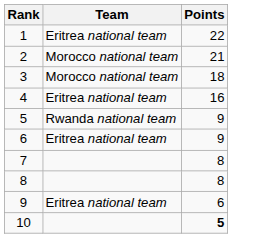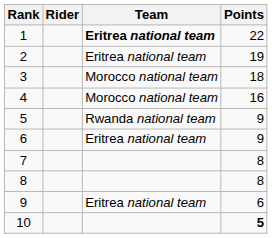+ column: (62, 14)
(106, 35) normal -> (150, 35) bold
(112, 56) Morocco national team -> (146, 56) Eritrea national team
(217, 56) 21 -> (257, 56) 19
(106, 98) Eritrea national team -> (152, 98) Morocco national team
